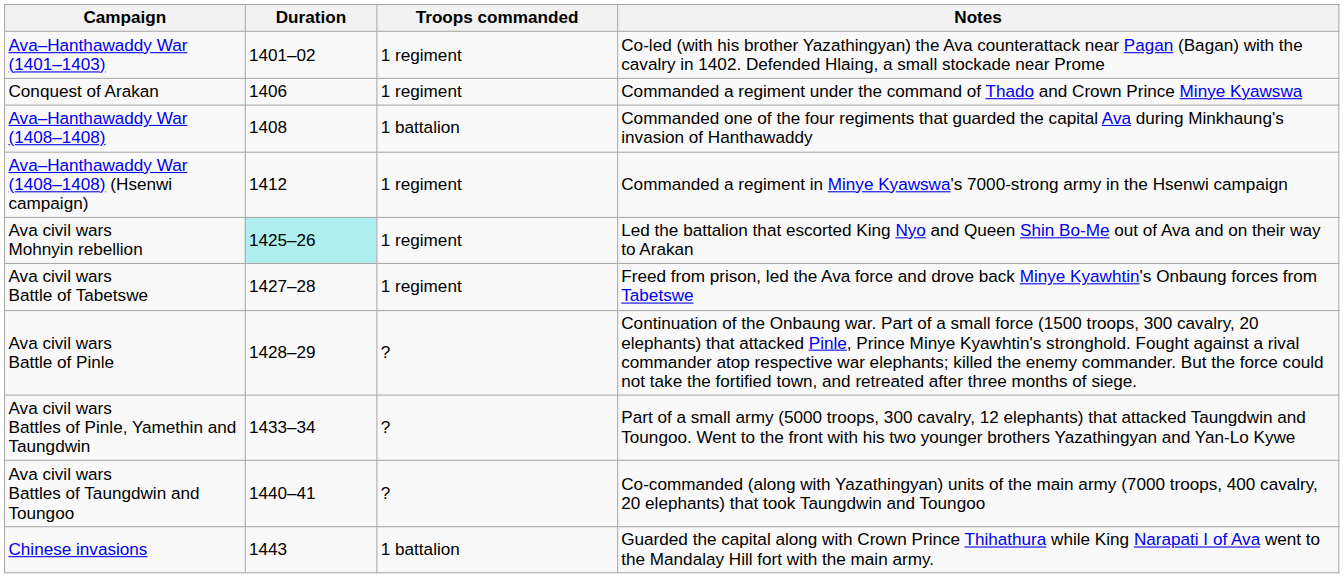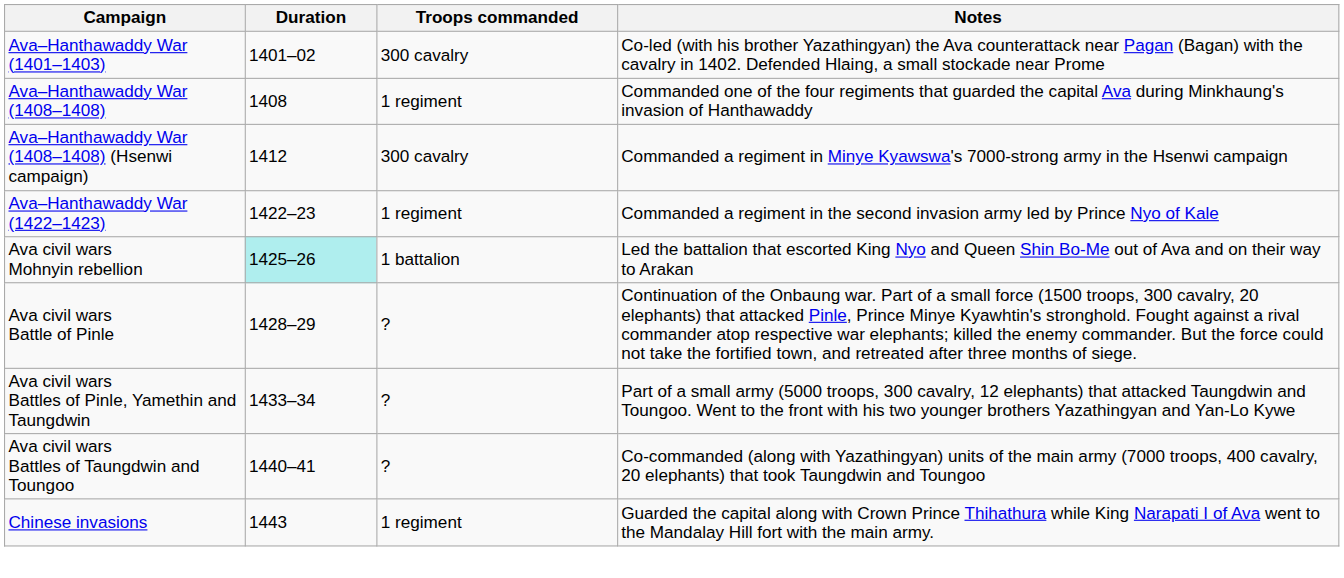(421, 54) 1 regiment -> (425, 54) 300 cavalry
- row: (84, 91)
(420, 128) 1 battalion -> (421, 101) 1 regiment
(421, 184) 1 regiment -> (425, 157) 300 cavalry
+ row: (98, 213)
(421, 240) 1 regiment -> (420, 259) 1 battalion
- row: (78, 286)
(420, 549) 1 battalion -> (421, 522) 1 regiment
